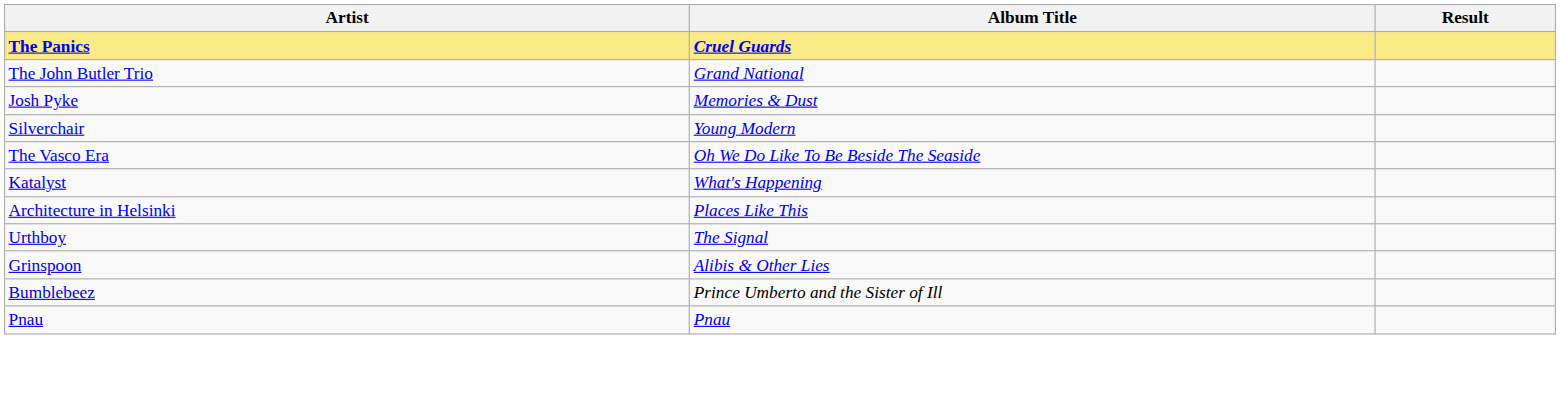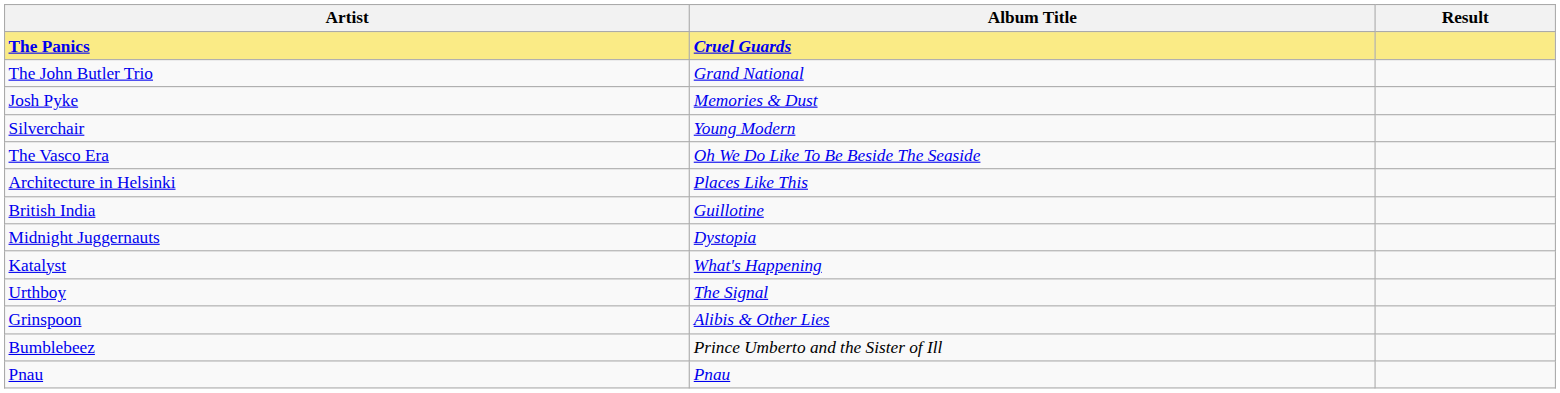rows swapped: (92, 210) <-> (37, 182)
+ row: (52, 210)
+ row: (84, 237)
